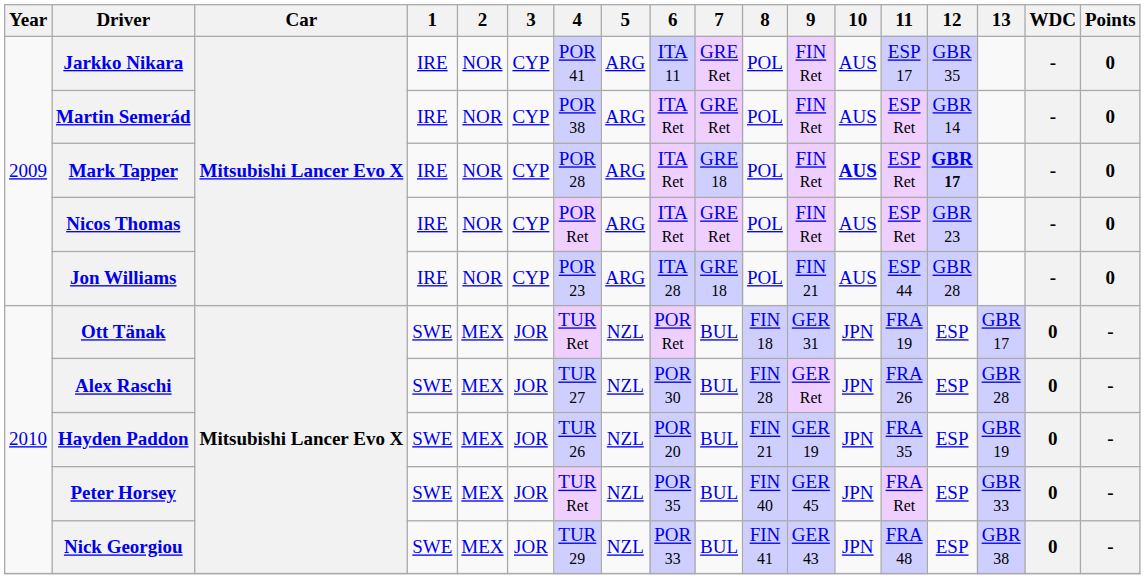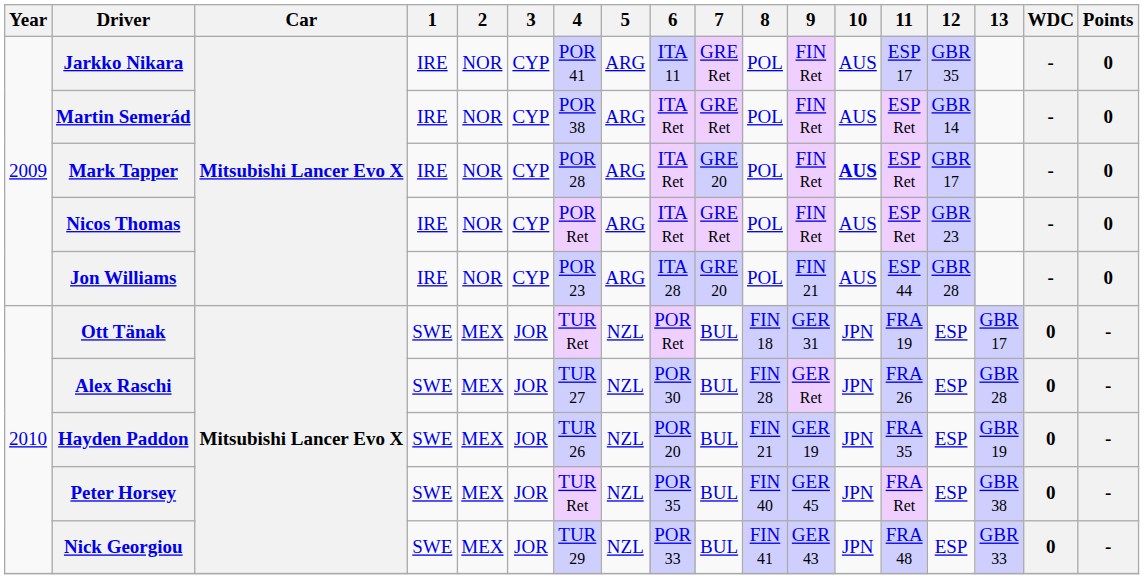(719, 170) GRE 18 -> (719, 170) GRE 20
(952, 170) bold -> (951, 170) normal
(719, 278) GRE 18 -> (719, 278) GRE 20
(1001, 493) GBR 33 -> (999, 493) GBR 38
(1001, 547) GBR 38 -> (999, 547) GBR 33
